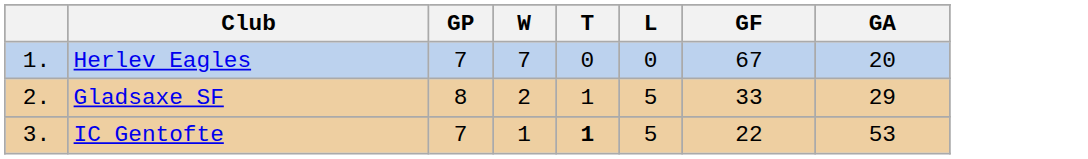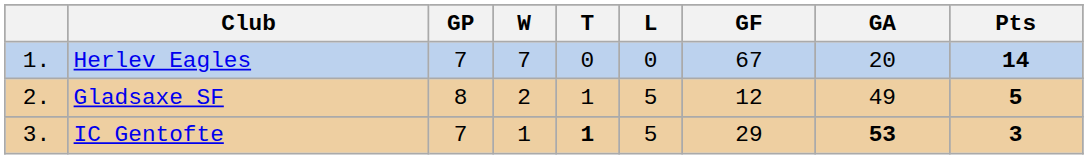+ column: (1016, 23)
(749, 98) 33 -> (749, 98) 12
(882, 98) 29 -> (882, 98) 49
(749, 135) 22 -> (749, 135) 29
(882, 135) normal -> (882, 135) bold
